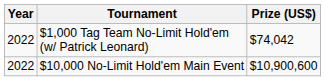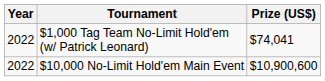(272, 40) $74,042 -> (272, 40) $74,041
